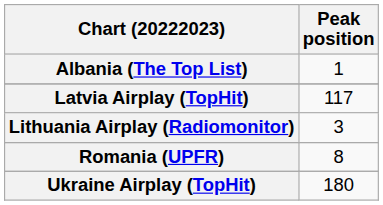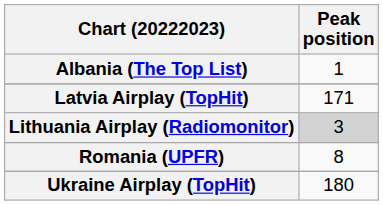(339, 98) 117 -> (339, 98) 171
(339, 127) no background -> (339, 127) lightgrey background
